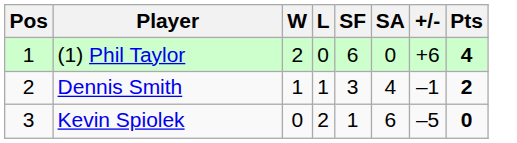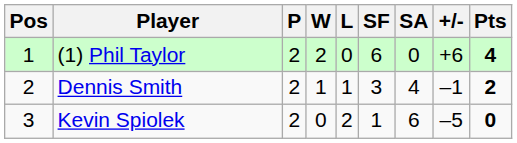+ column: (294, 21)
